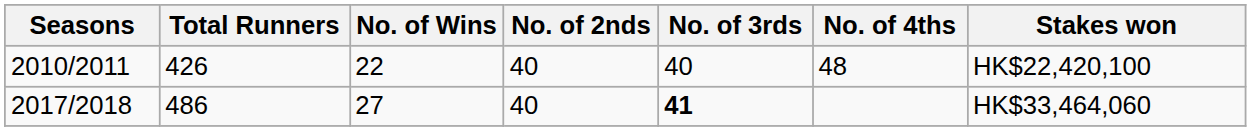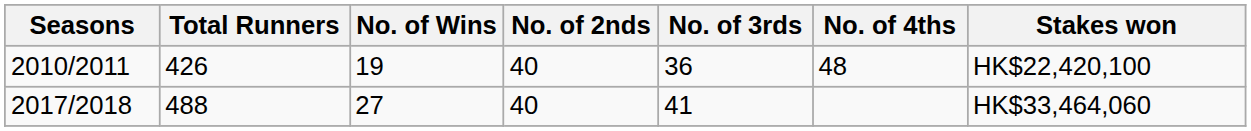(370, 66) 22 -> (370, 66) 19
(678, 66) 40 -> (678, 66) 36
(187, 107) 486 -> (187, 107) 488
(678, 107) bold -> (678, 107) normal
